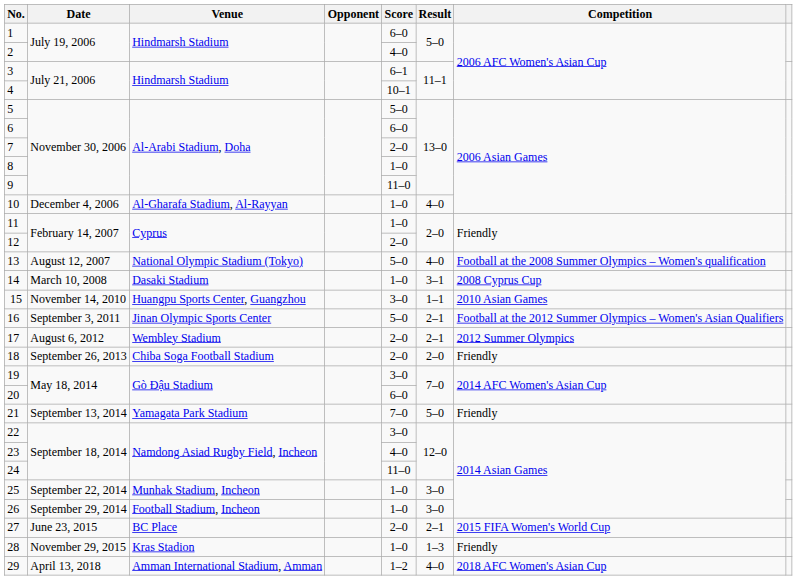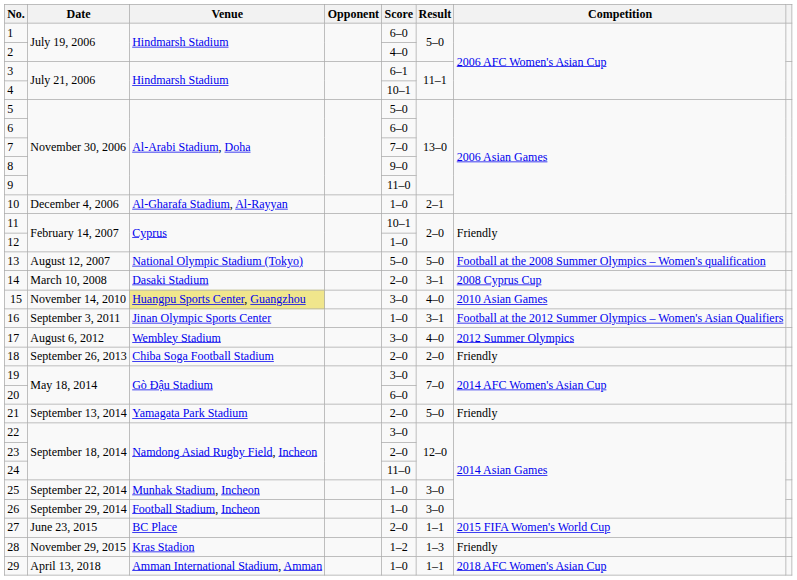(399, 147) 2–0 -> (399, 147) 7–0
(399, 166) 1–0 -> (399, 166) 9–0
(435, 204) 4–0 -> (435, 204) 2–1
(399, 223) 1–0 -> (399, 223) 10–1
(399, 242) 2–0 -> (399, 242) 1–0
(435, 261) 4–0 -> (435, 261) 5–0
(399, 280) 1–0 -> (399, 280) 2–0
(219, 299) no background -> (219, 299) khaki background
(435, 299) 1–1 -> (435, 299) 4–0
(399, 318) 5–0 -> (399, 318) 1–0
(435, 318) 2–1 -> (435, 318) 3–1
(399, 337) 2–0 -> (399, 337) 3–0
(435, 337) 2–1 -> (435, 337) 4–0
(399, 413) 7–0 -> (399, 413) 2–0
(399, 451) 4–0 -> (399, 451) 2–0
(435, 527) 2–1 -> (435, 527) 1–1
(399, 546) 1–0 -> (399, 546) 1–2
(399, 565) 1–2 -> (399, 565) 1–0
(435, 565) 4–0 -> (435, 565) 1–1
